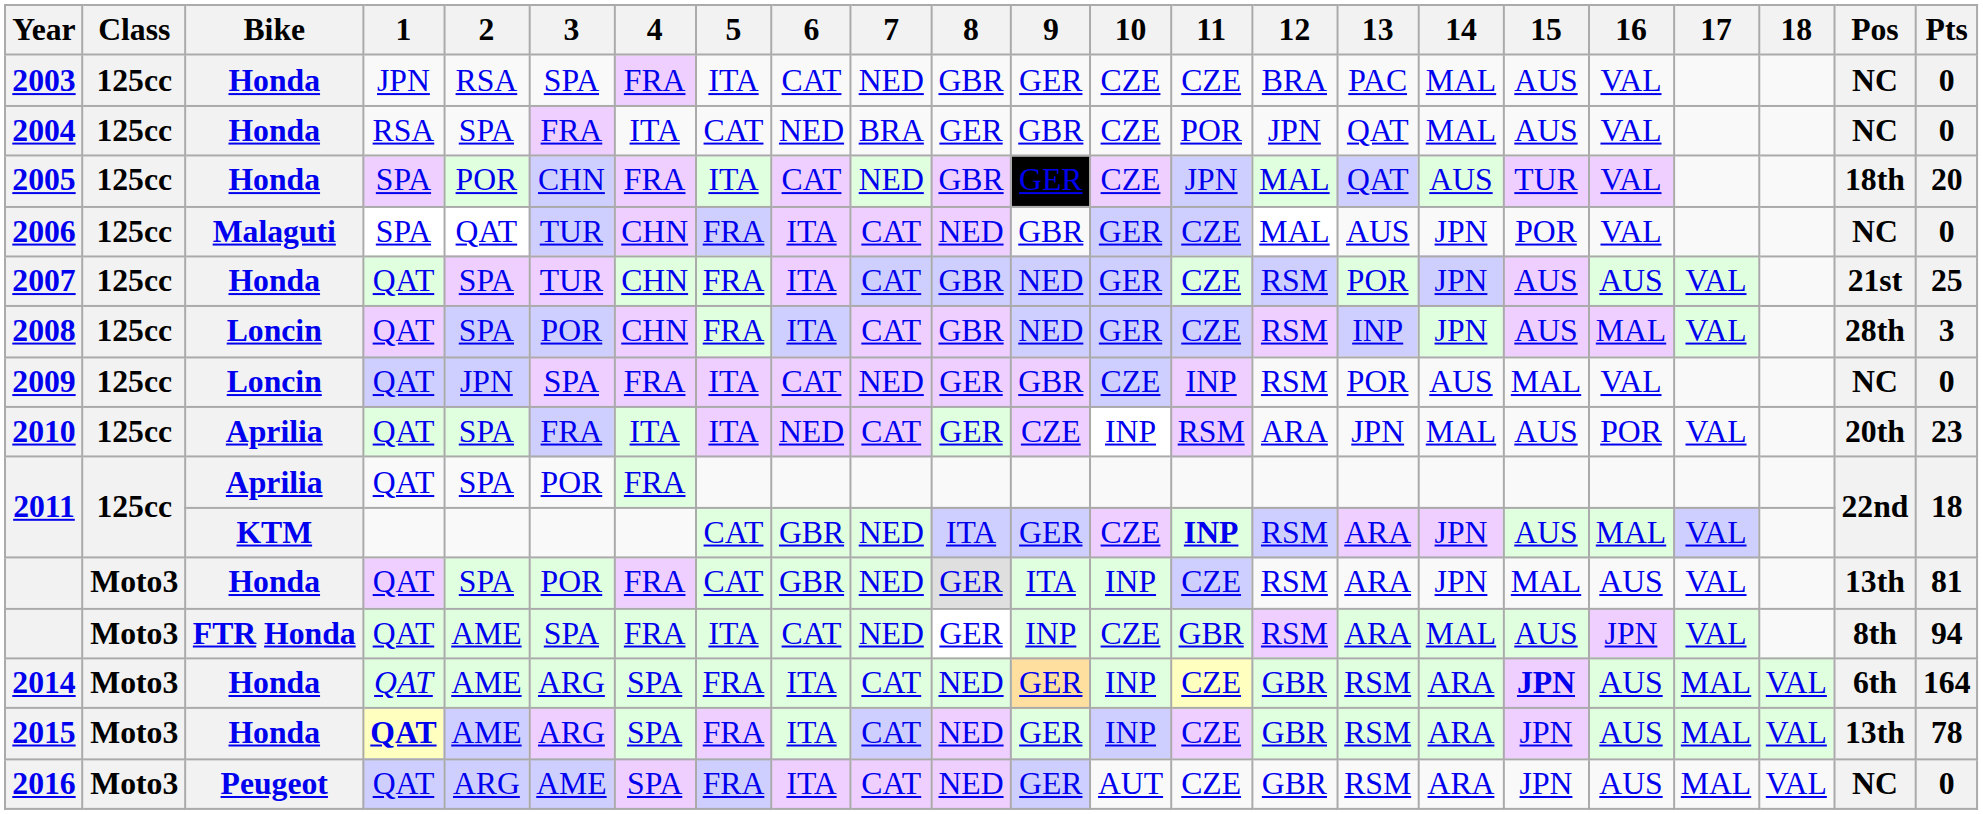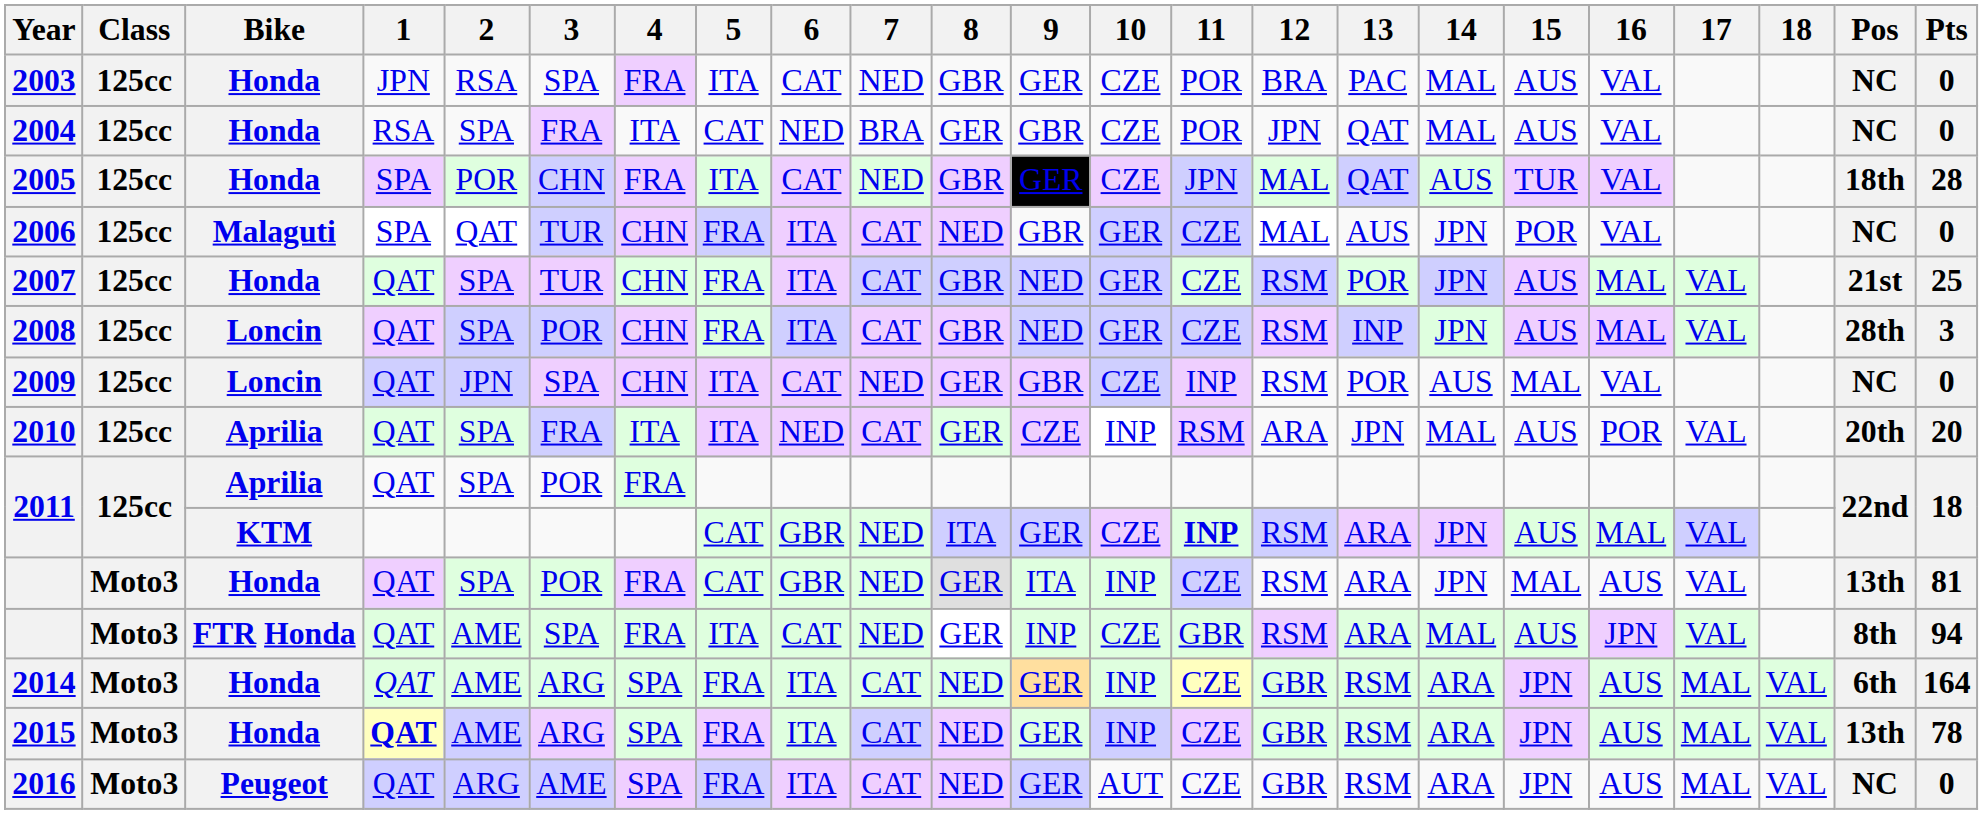(1211, 79) CZE -> (1211, 79) POR
(1947, 180) 20 -> (1947, 180) 28
(1631, 280) AUS -> (1631, 280) MAL
(655, 381) FRA -> (655, 381) CHN
(1947, 431) 23 -> (1947, 431) 20
(1546, 682) bold -> (1546, 682) normal
